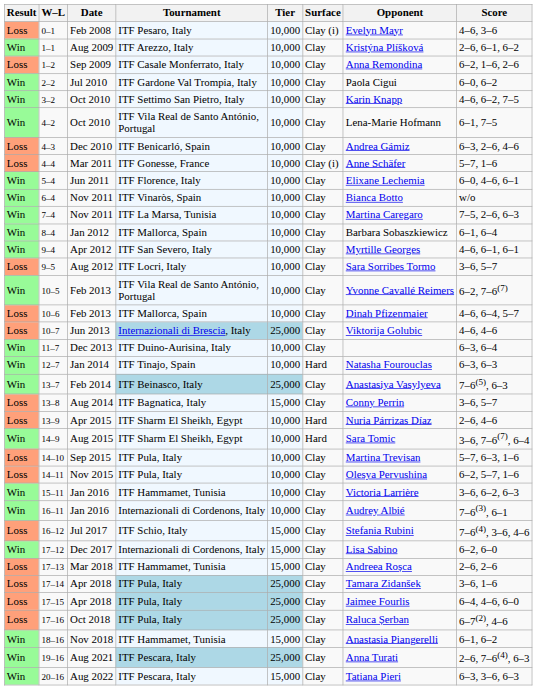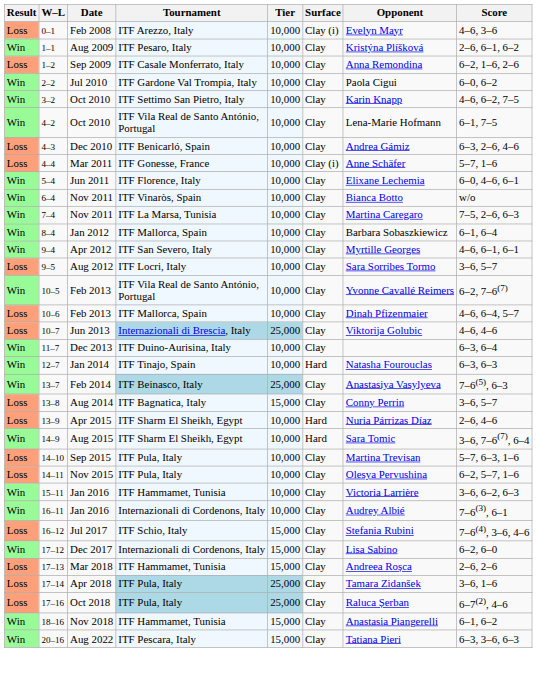(155, 30) ITF Pesaro, Italy -> (156, 30) ITF Arezzo, Italy
(156, 47) ITF Arezzo, Italy -> (155, 47) ITF Pesaro, Italy
- row: (53, 602)
- row: (53, 658)
